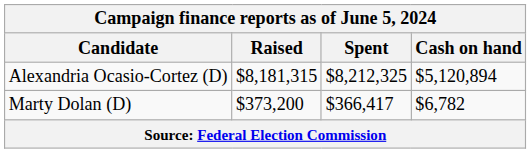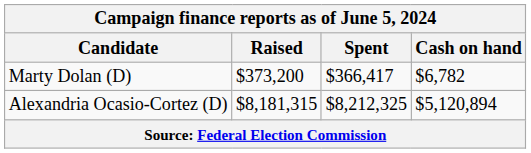rows swapped: (70, 104) <-> (118, 76)
